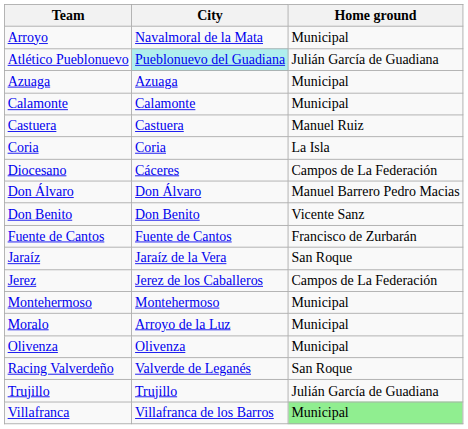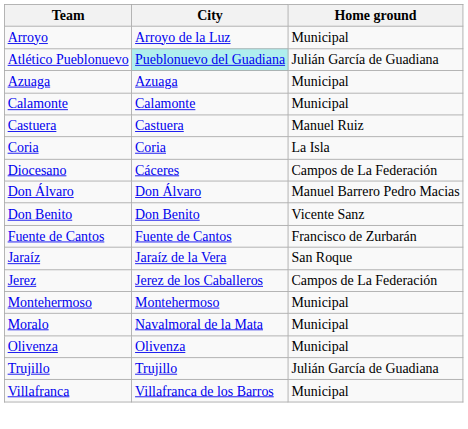(199, 37) Navalmoral de la Mata -> (183, 37) Arroyo de la Luz
(183, 324) Arroyo de la Luz -> (199, 324) Navalmoral de la Mata
- row: (61, 368)
(320, 412) lightgreen background -> (320, 390) no background
